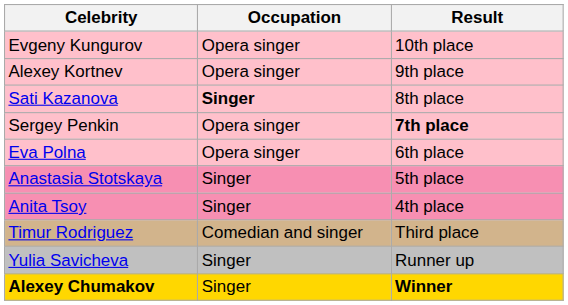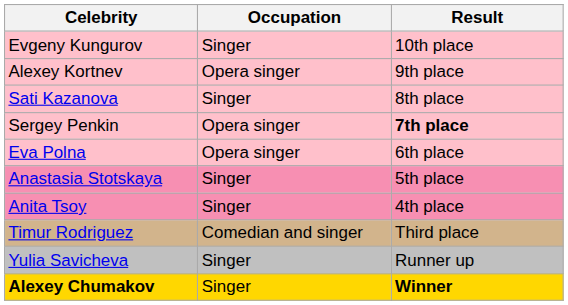(251, 44) Opera singer -> (226, 44) Singer
(228, 98) bold -> (226, 98) normal
